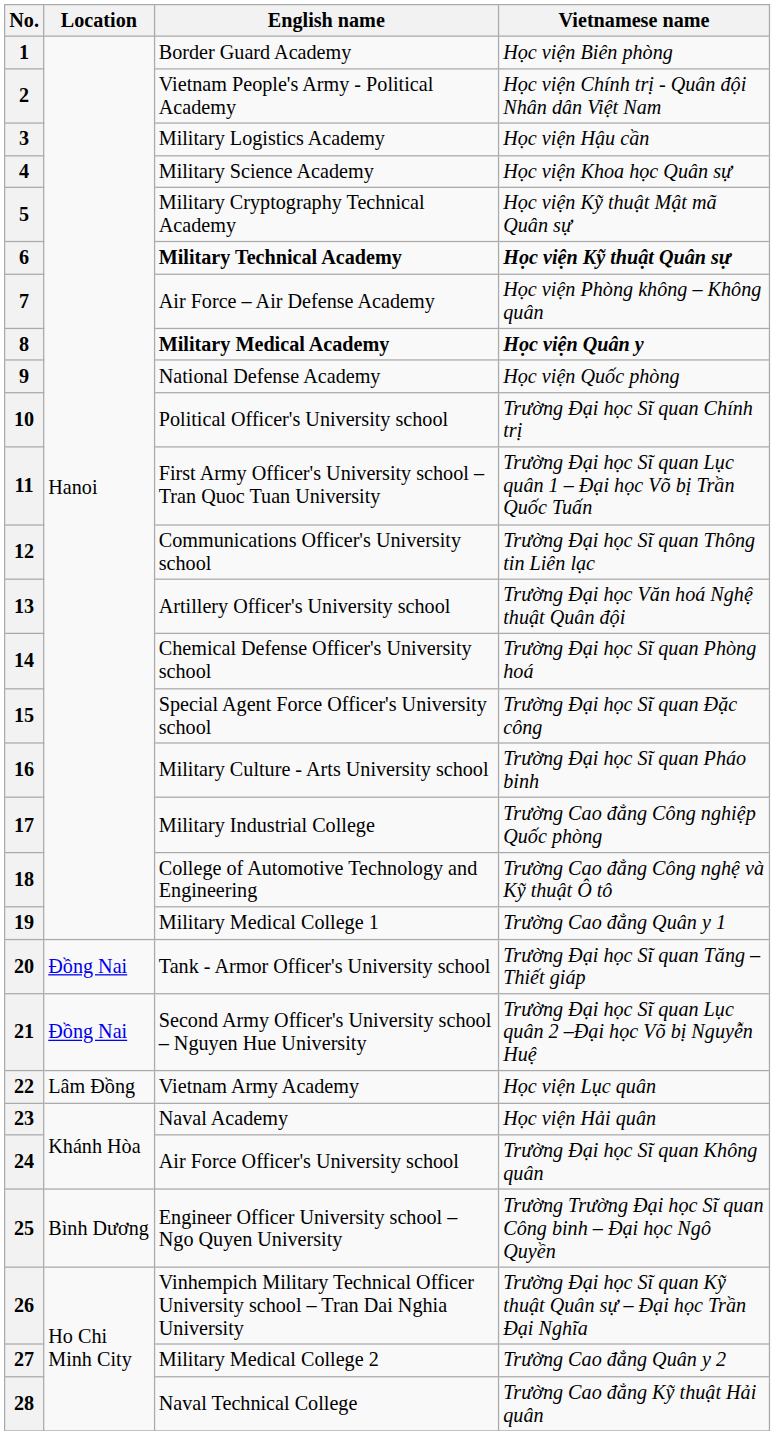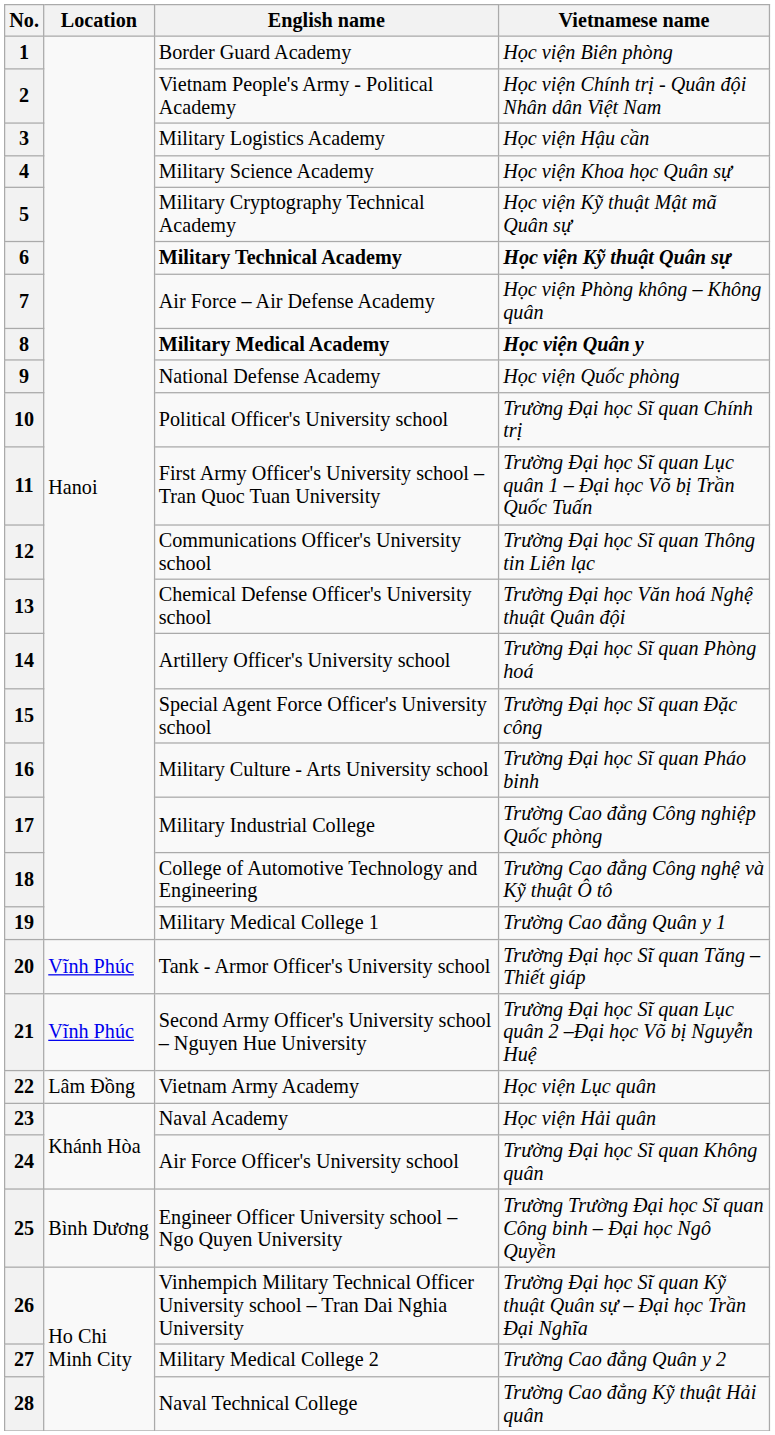(305, 606) Artillery Officer's University school -> (315, 606) Chemical Defense Officer's University school
(315, 660) Chemical Defense Officer's University school -> (305, 660) Artillery Officer's University school
(88, 966) Đồng Nai -> (91, 966) Vĩnh Phúc
(88, 1032) Đồng Nai -> (91, 1032) Vĩnh Phúc
